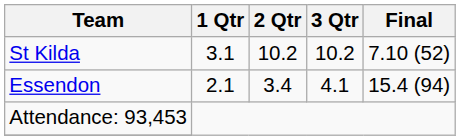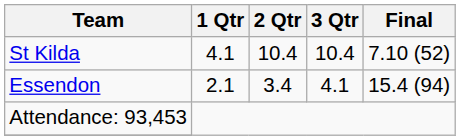(220, 53) 3.1 -> (220, 53) 4.1
(278, 53) 10.2 -> (278, 53) 10.4
(335, 53) 10.2 -> (335, 53) 10.4
